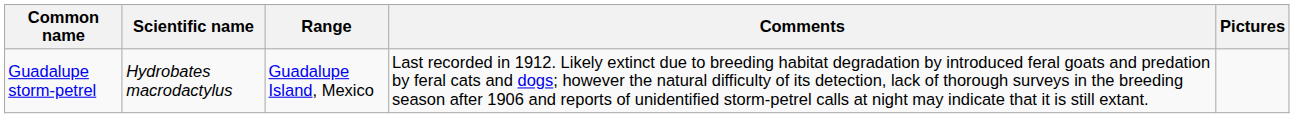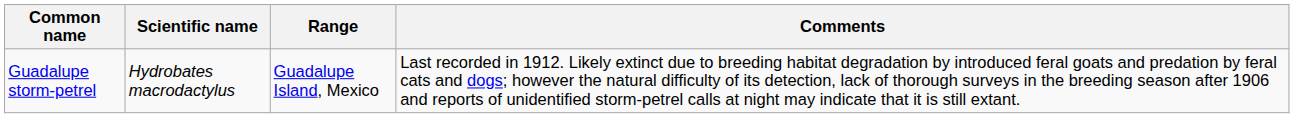- column: (1253, 26)
